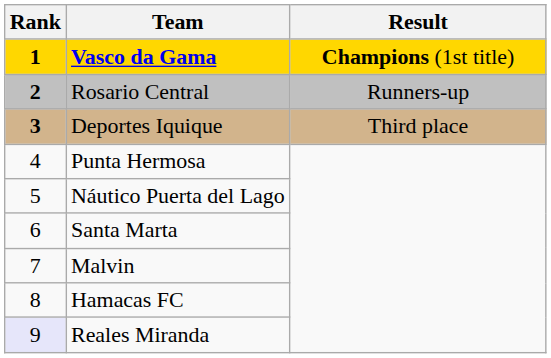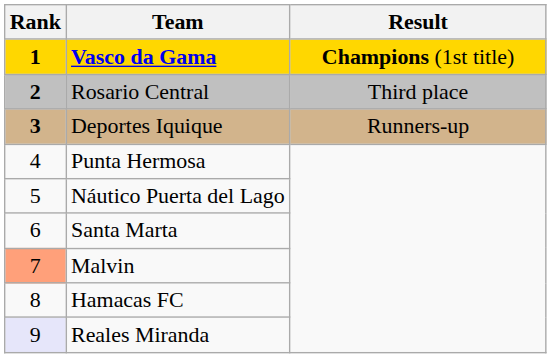(418, 91) Runners-up -> (418, 91) Third place
(418, 126) Third place -> (418, 126) Runners-up
(35, 265) no background -> (35, 265) lightsalmon background
